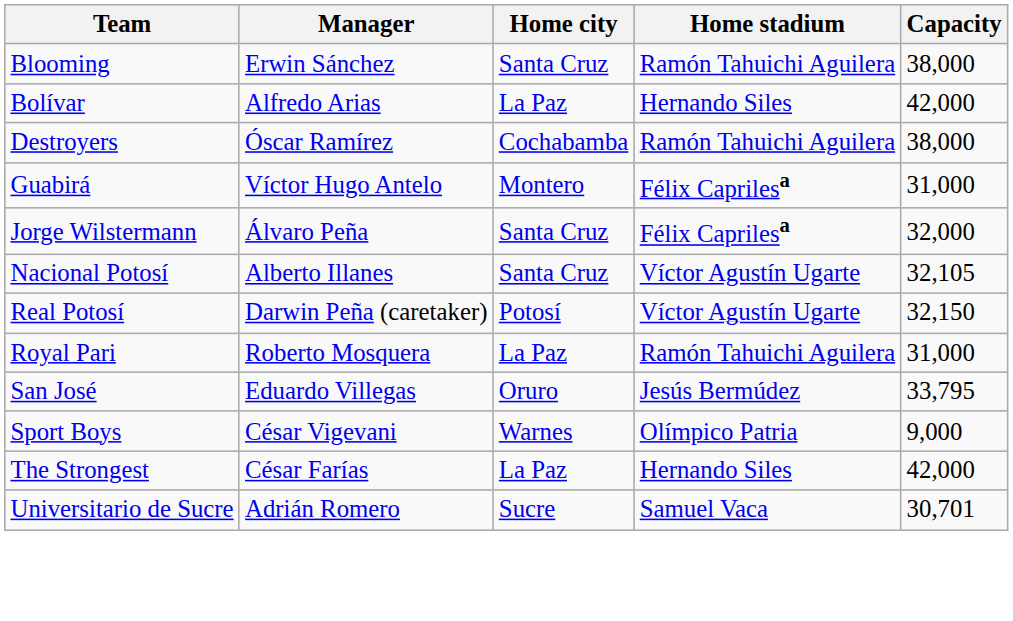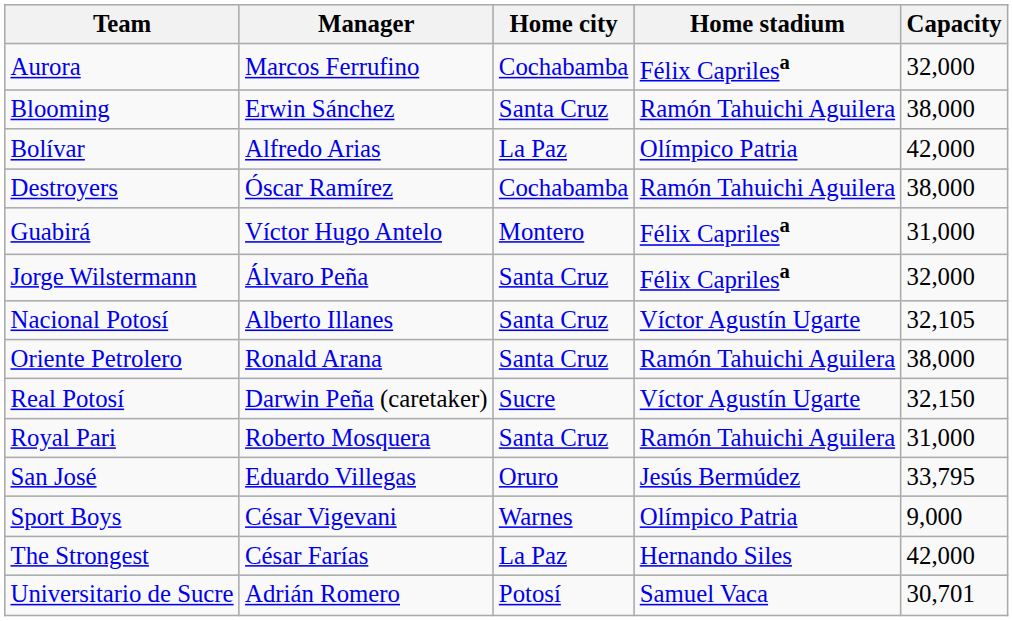+ row: (46, 66)
(716, 102) Hernando Siles -> (719, 148) Olímpico Patria
+ row: (96, 358)
(530, 312) Potosí -> (527, 398) Sucre
(533, 352) La Paz -> (554, 437) Santa Cruz
(527, 509) Sucre -> (530, 594) Potosí
